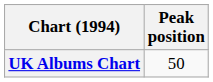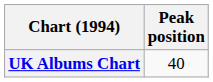(176, 63) 50 -> (176, 63) 40
